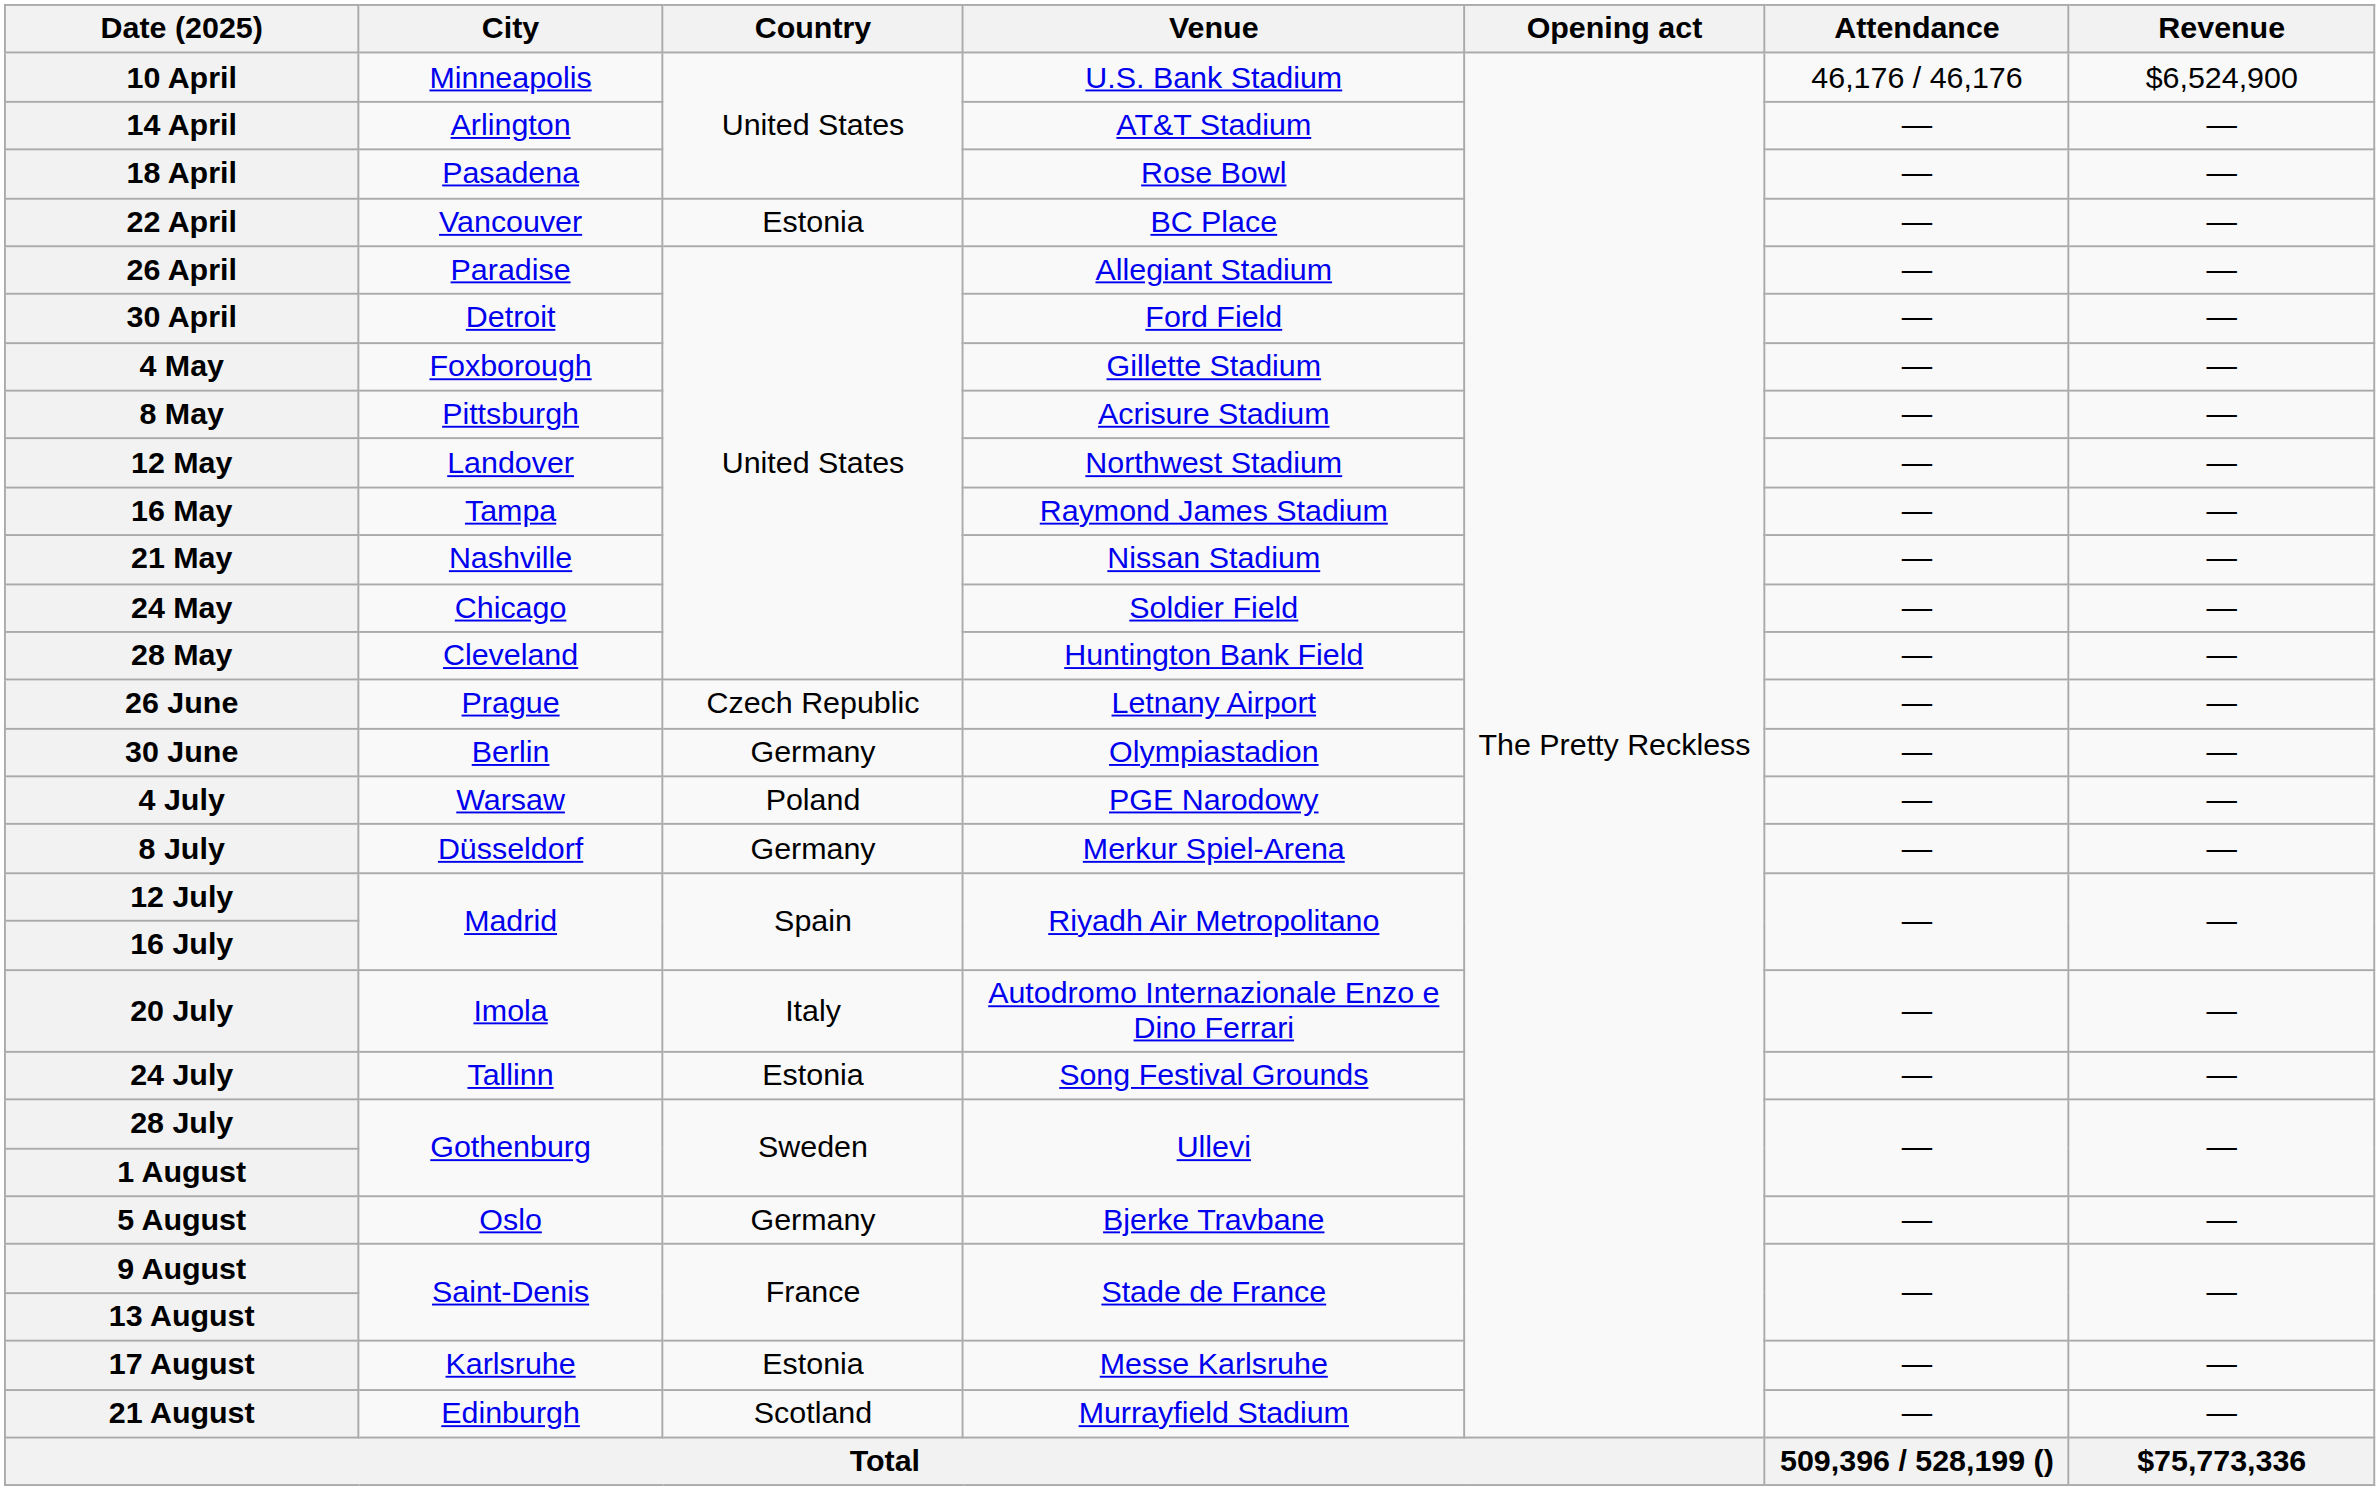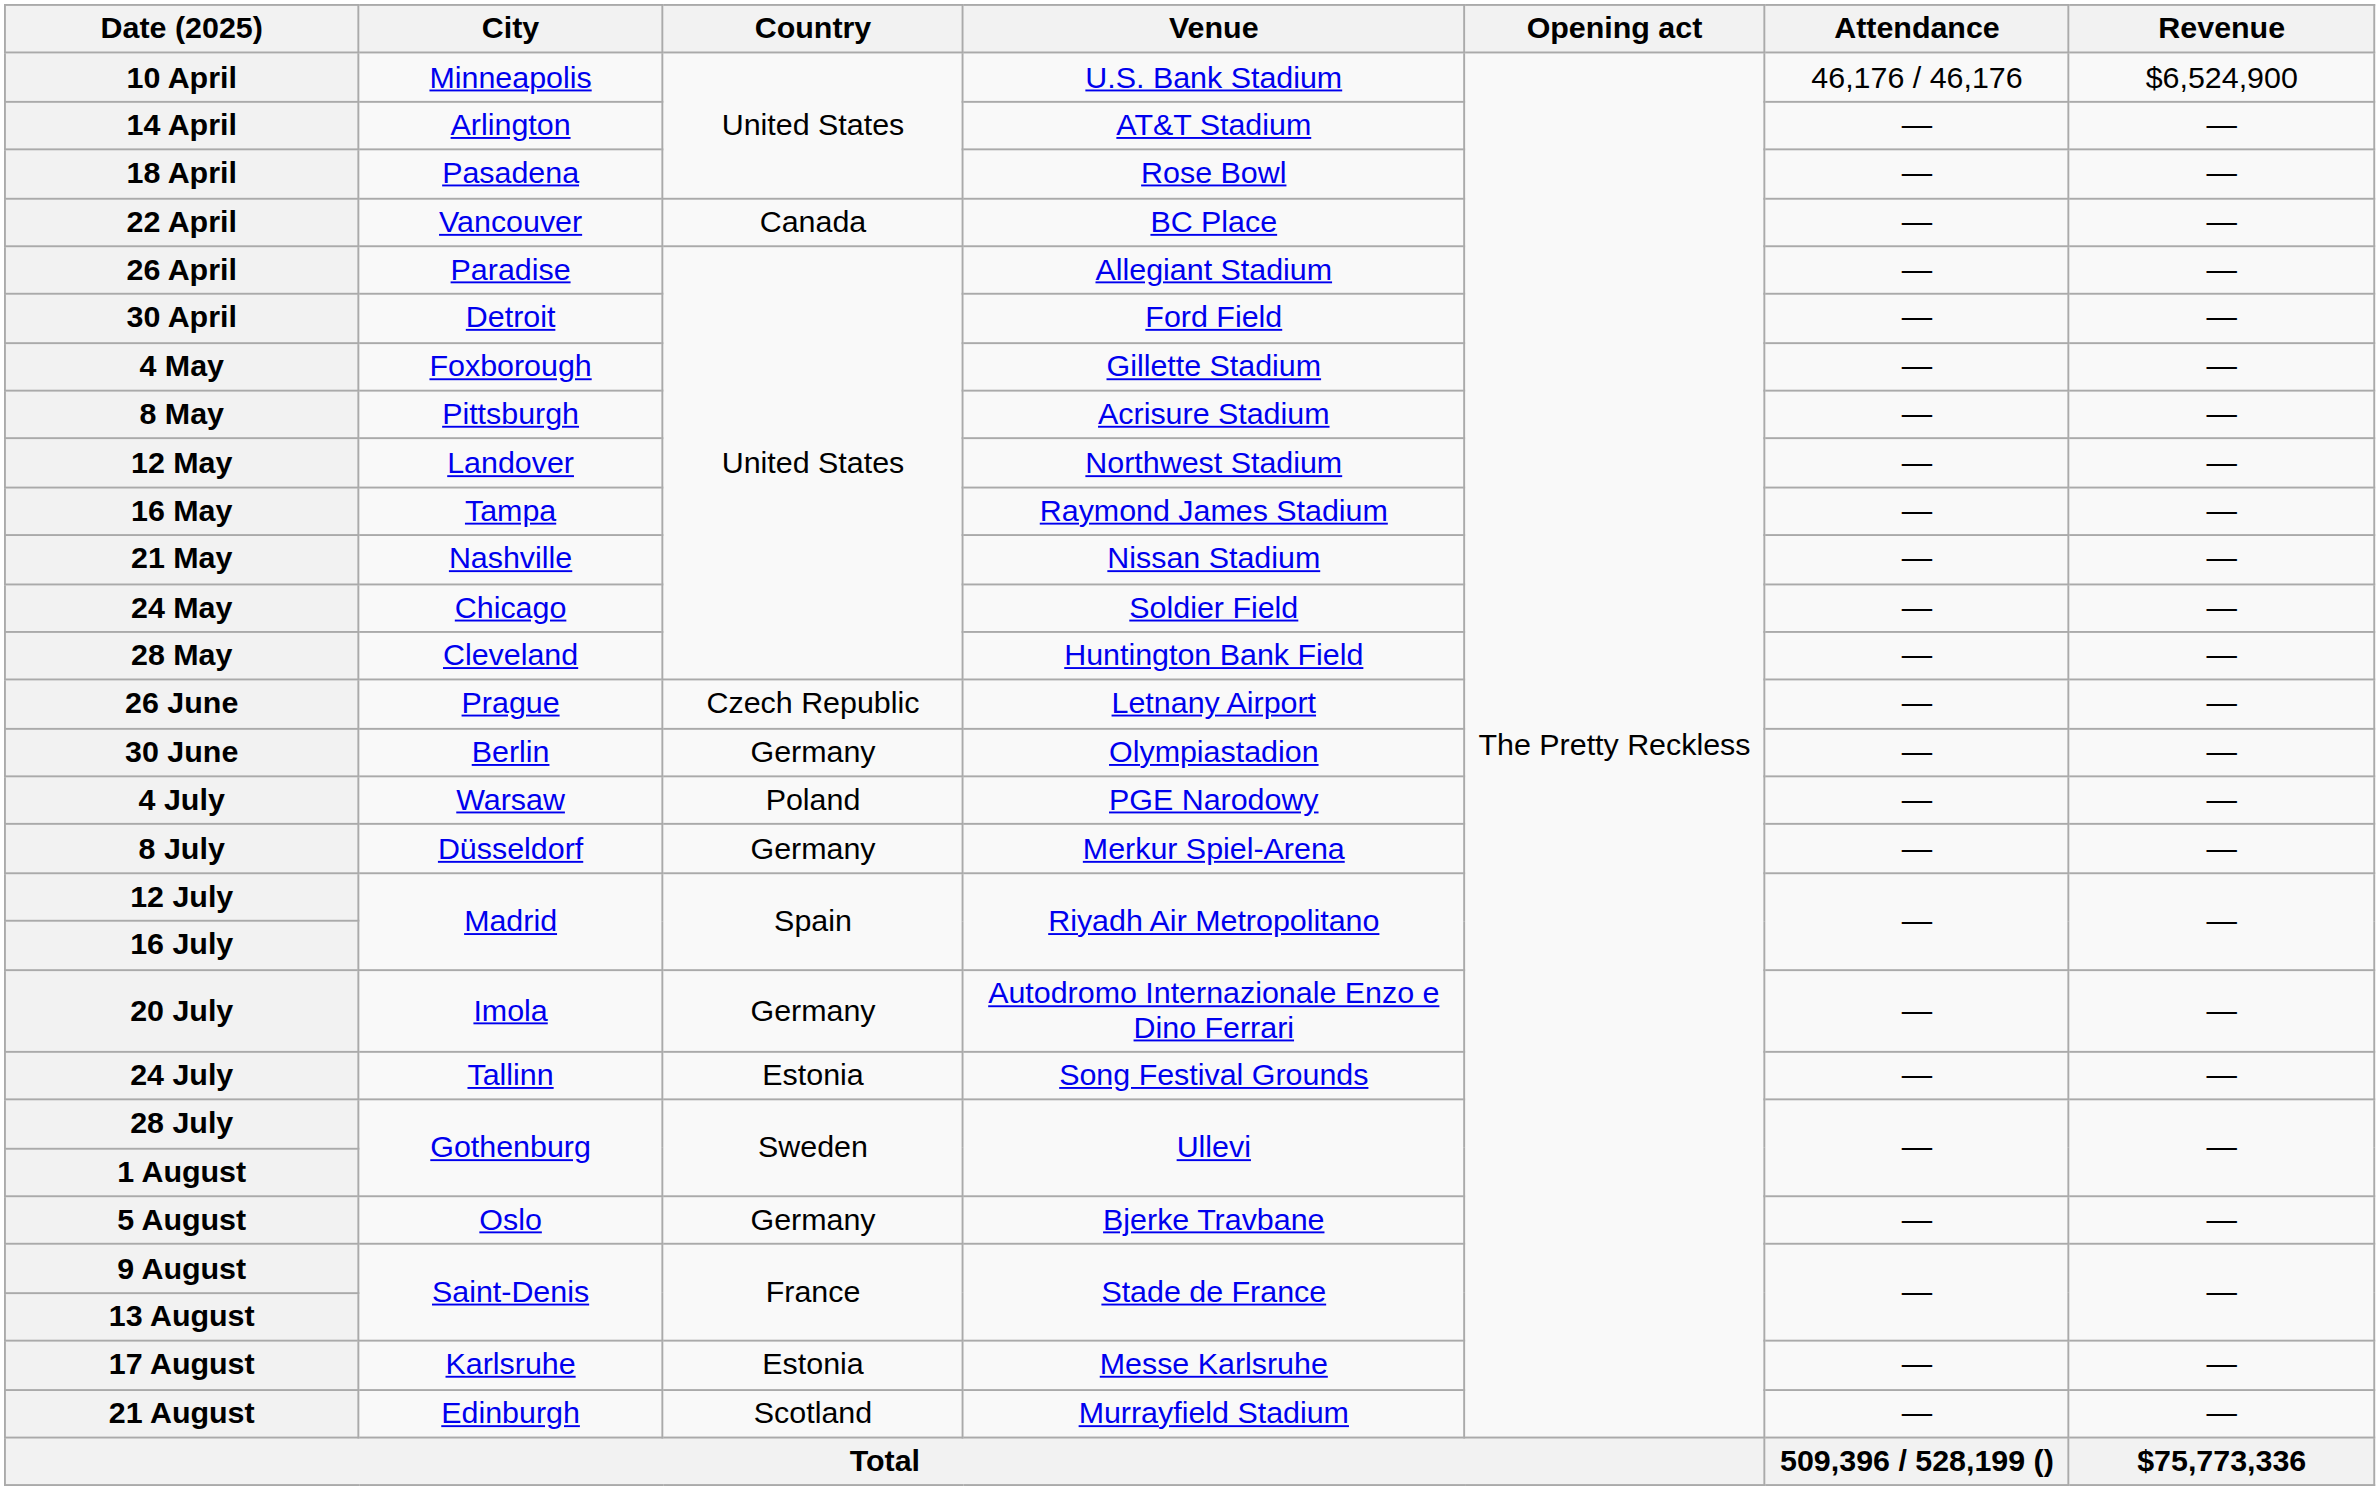(813, 221) Estonia -> (813, 221) Canada
(813, 1009) Italy -> (813, 1009) Germany
